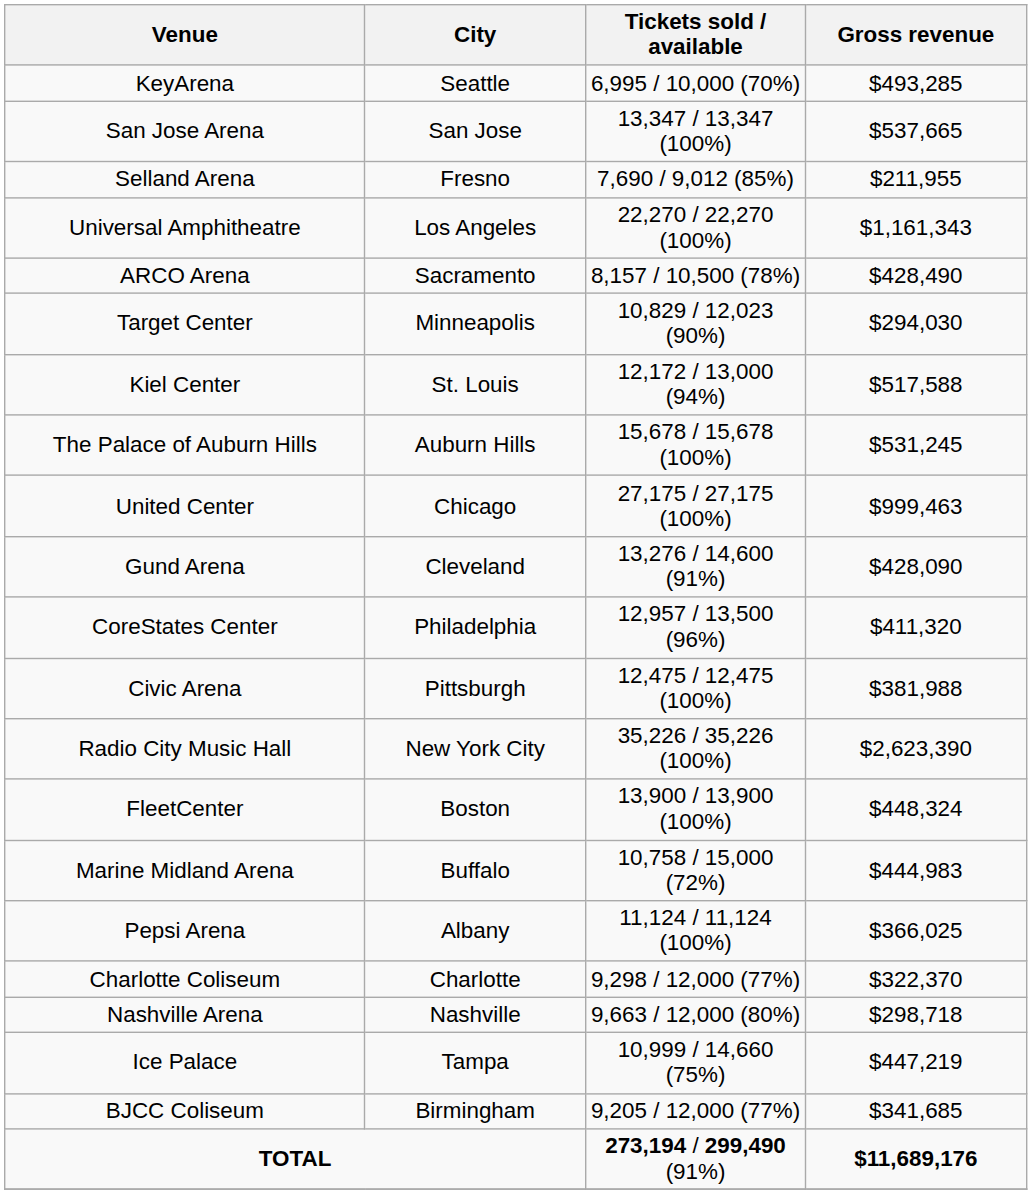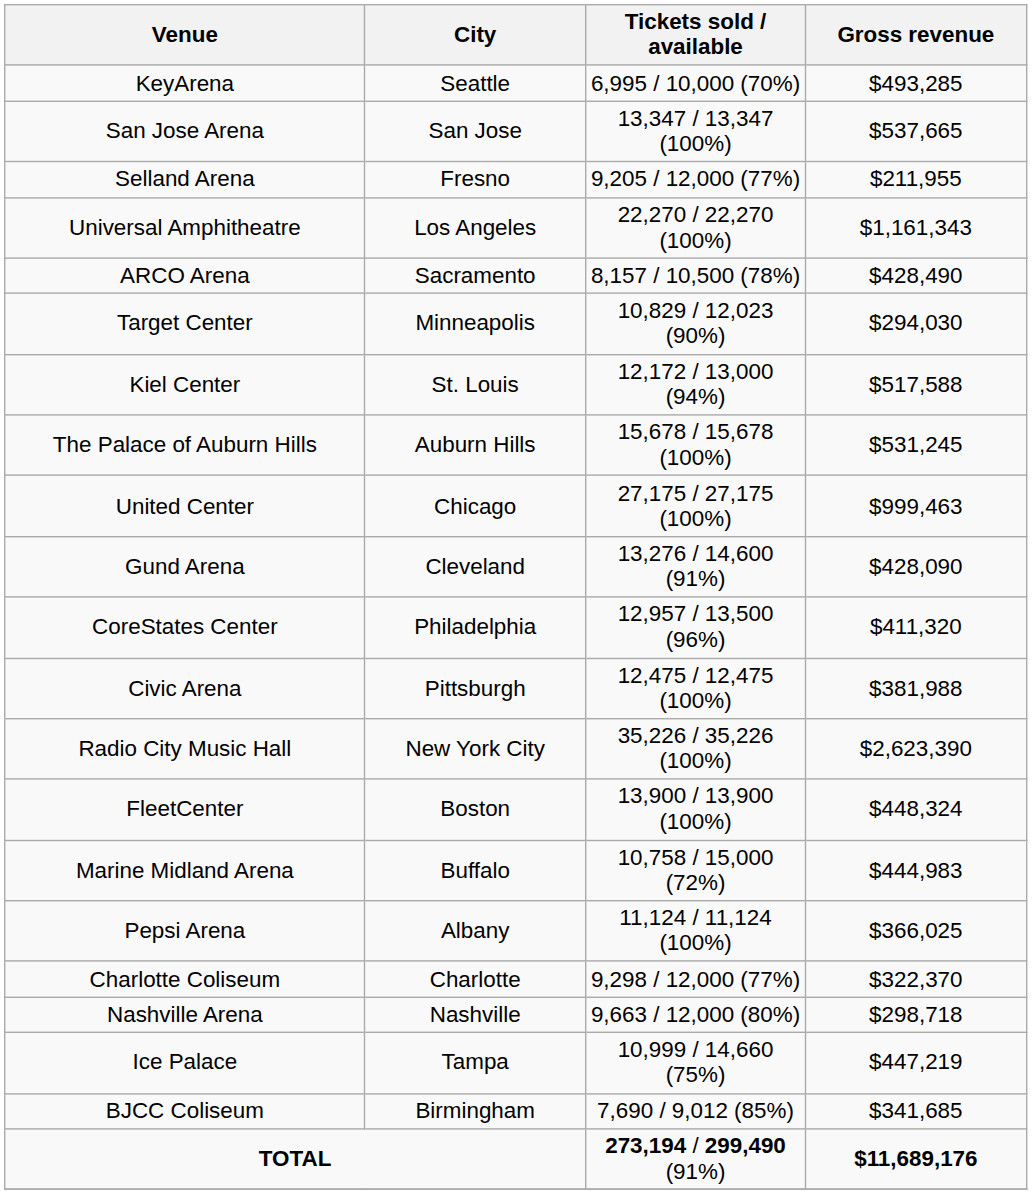(696, 179) 7,690 / 9,012 (85%) -> (696, 179) 9,205 / 12,000 (77%)
(696, 1110) 9,205 / 12,000 (77%) -> (696, 1110) 7,690 / 9,012 (85%)
